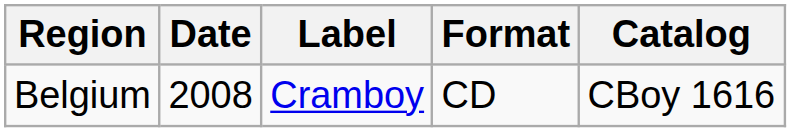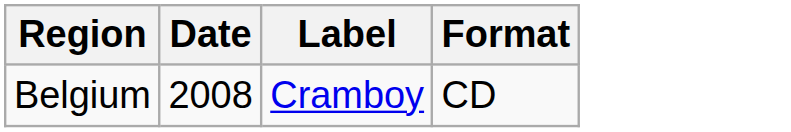- column: (681, 34)
